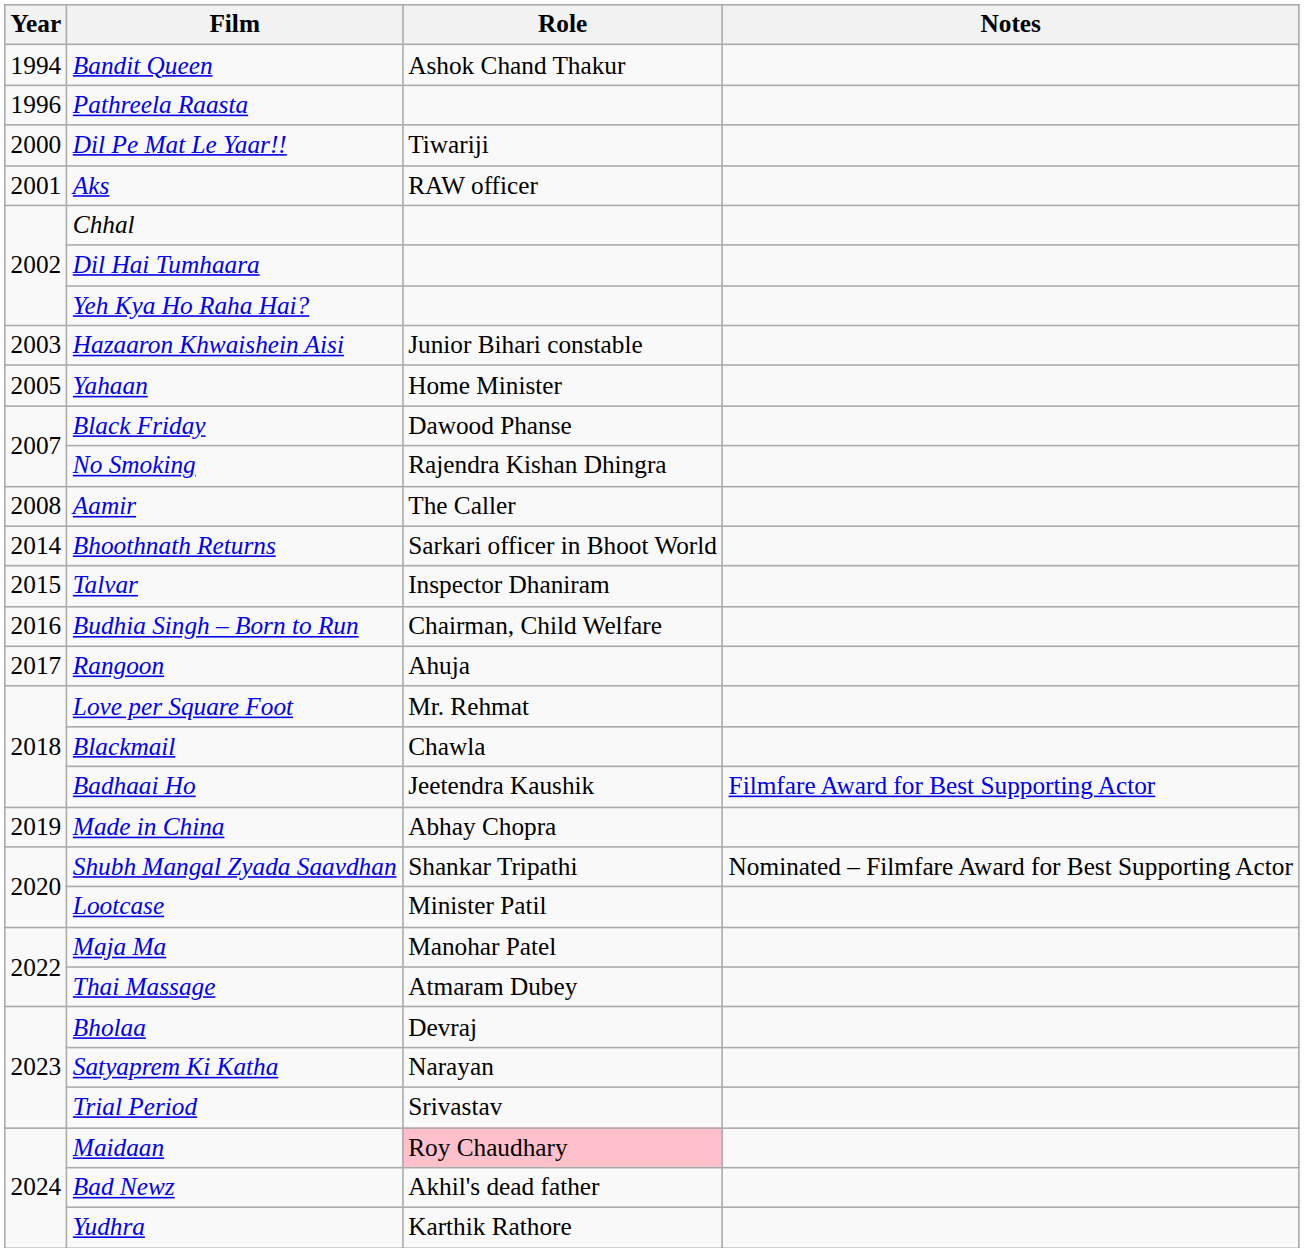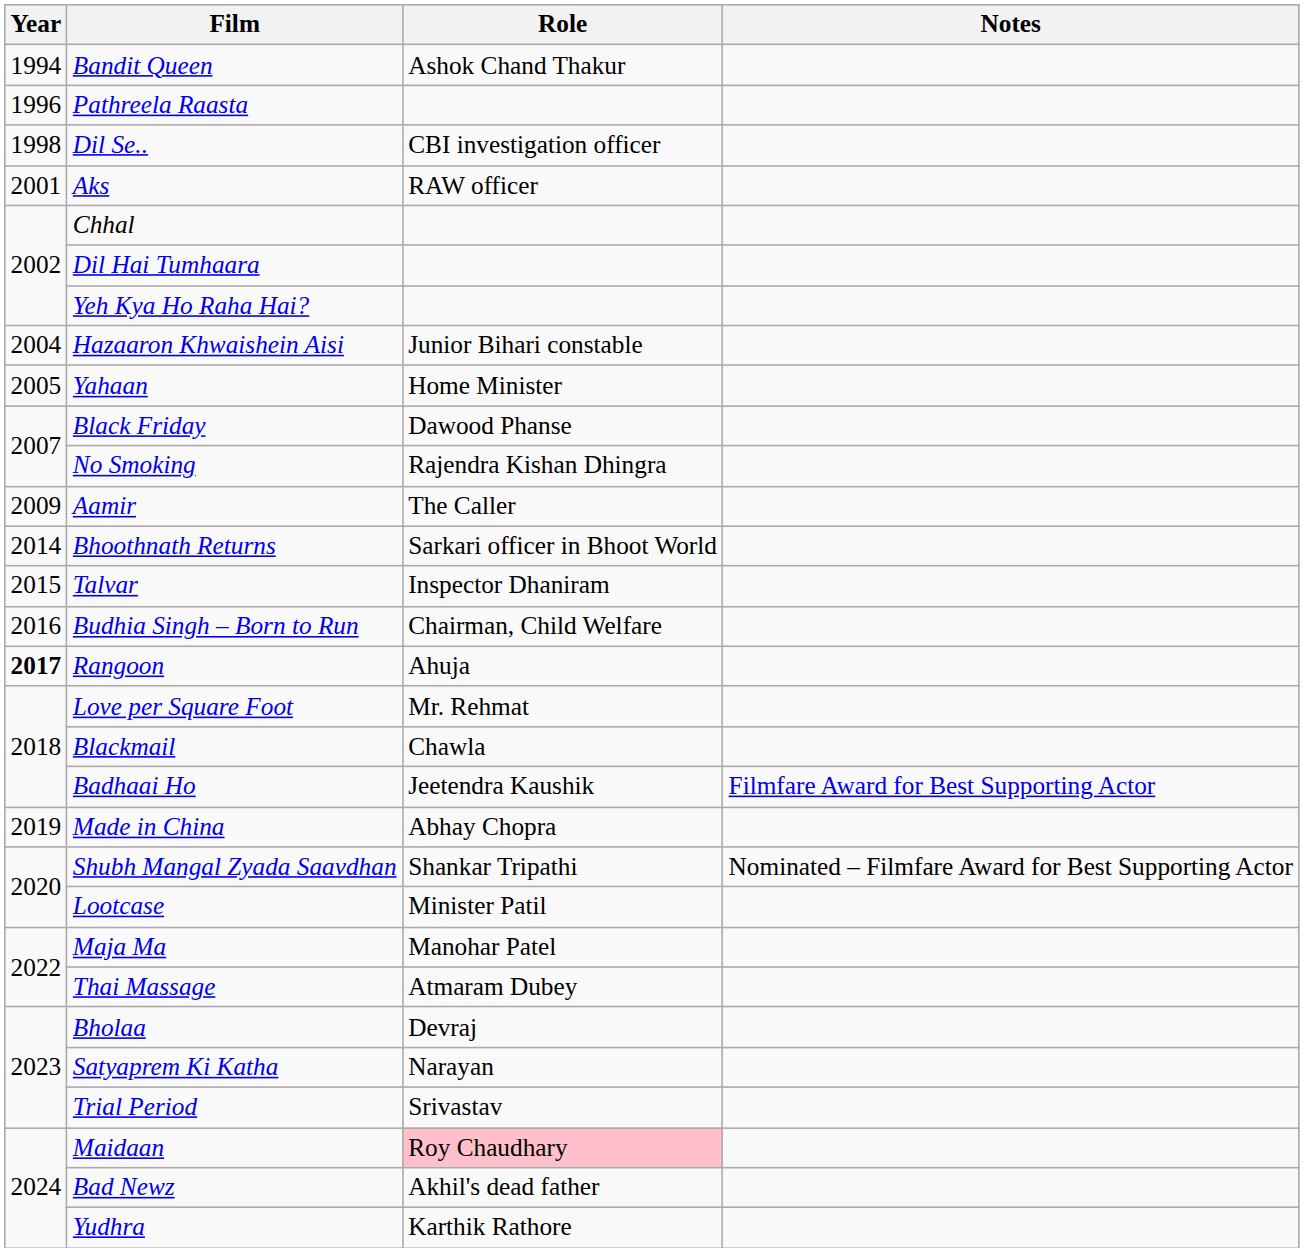+ row: (110, 144)
- row: (180, 144)
(36, 345) 2003 -> (36, 345) 2004
(36, 505) 2008 -> (36, 505) 2009
(36, 666) normal -> (36, 666) bold
